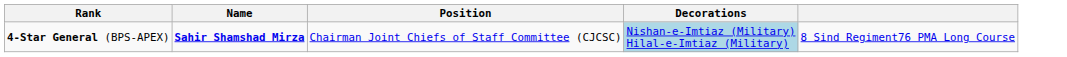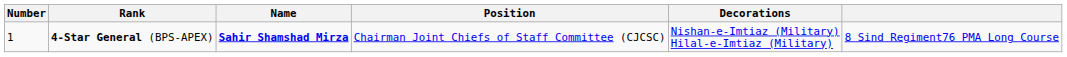+ column: (26, 13)
(711, 37) lightblue background -> (755, 37) no background
